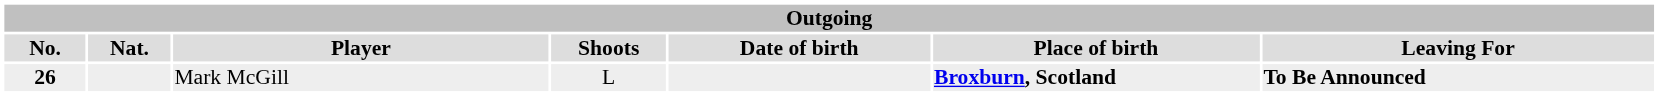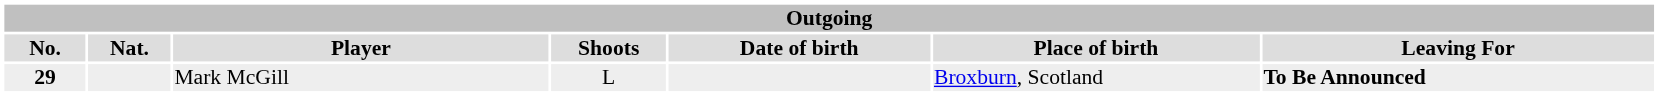(45, 77) 26 -> (45, 77) 29
(1025, 77) bold -> (1019, 77) normal
